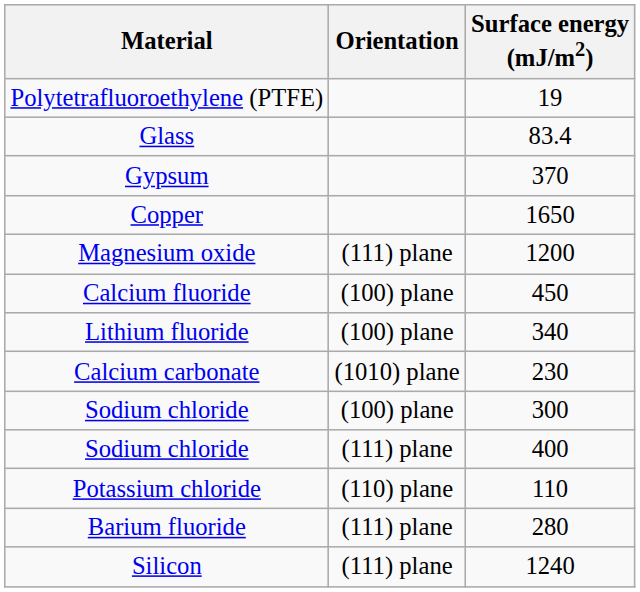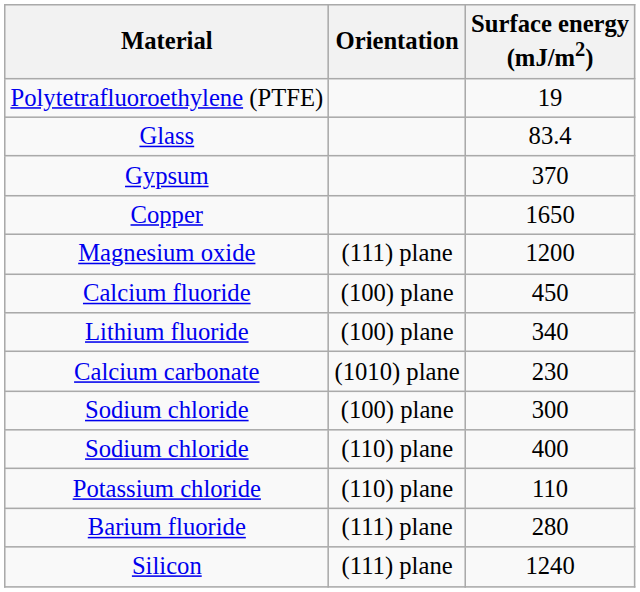(397, 449) (111) plane -> (397, 449) (110) plane
